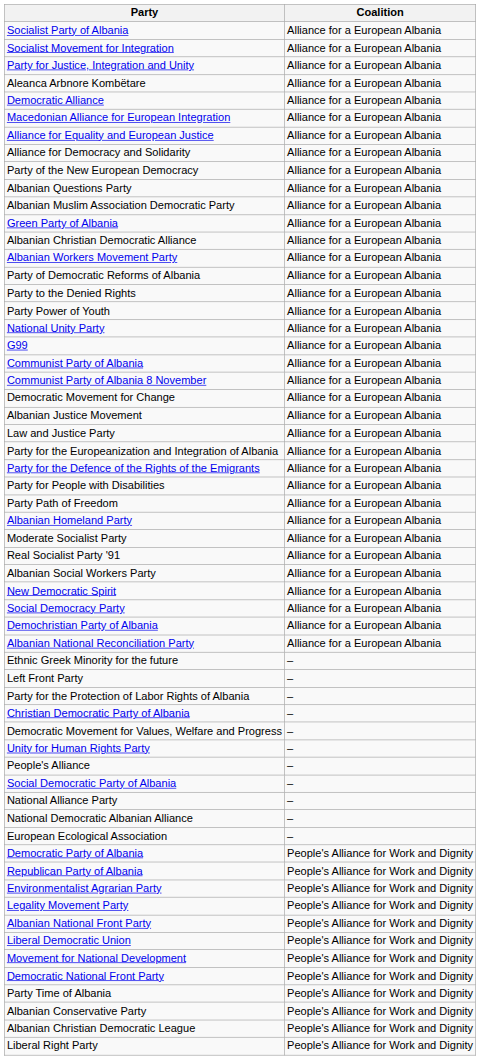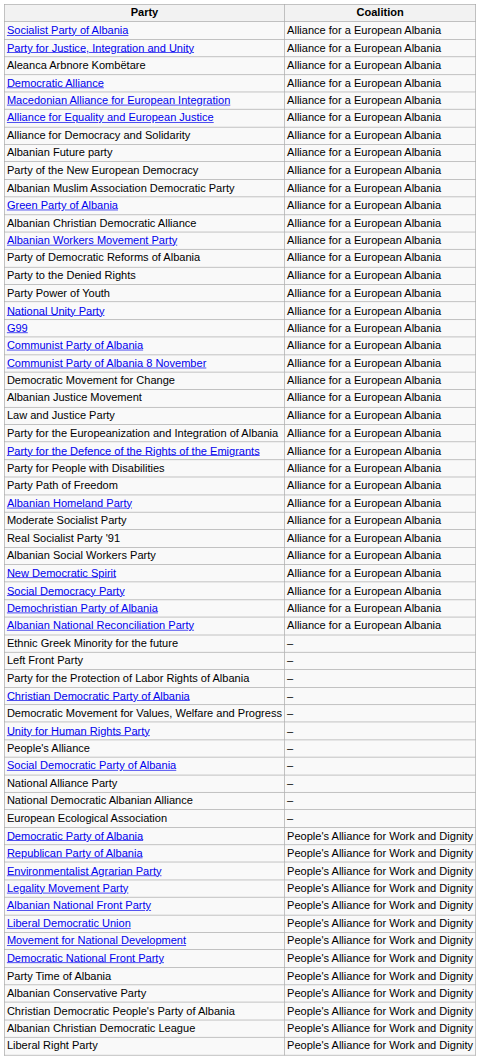- row: (90, 48)
+ row: (60, 153)
- row: (69, 188)
+ row: (121, 1011)
